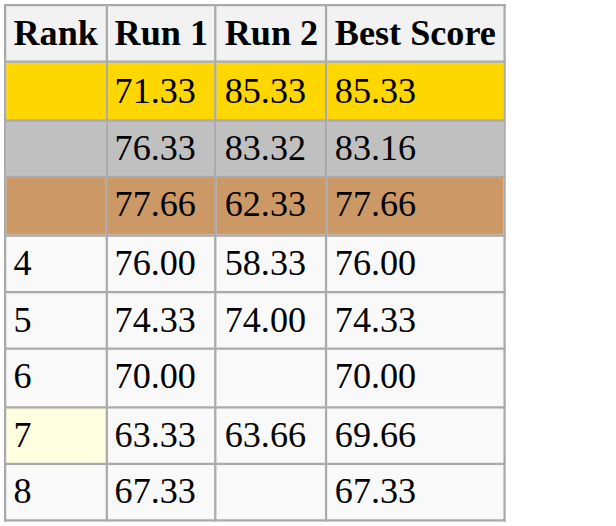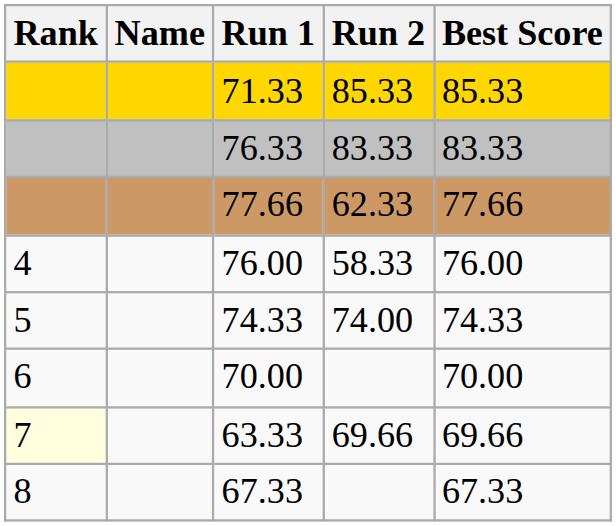+ column: (160, 33)
(265, 147) 83.32 -> (372, 147) 83.33
(376, 147) 83.16 -> (483, 147) 83.33
(265, 434) 63.66 -> (372, 434) 69.66
